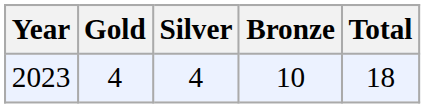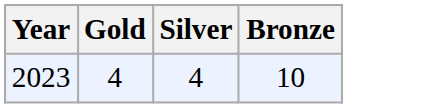- column: (381, 28)
